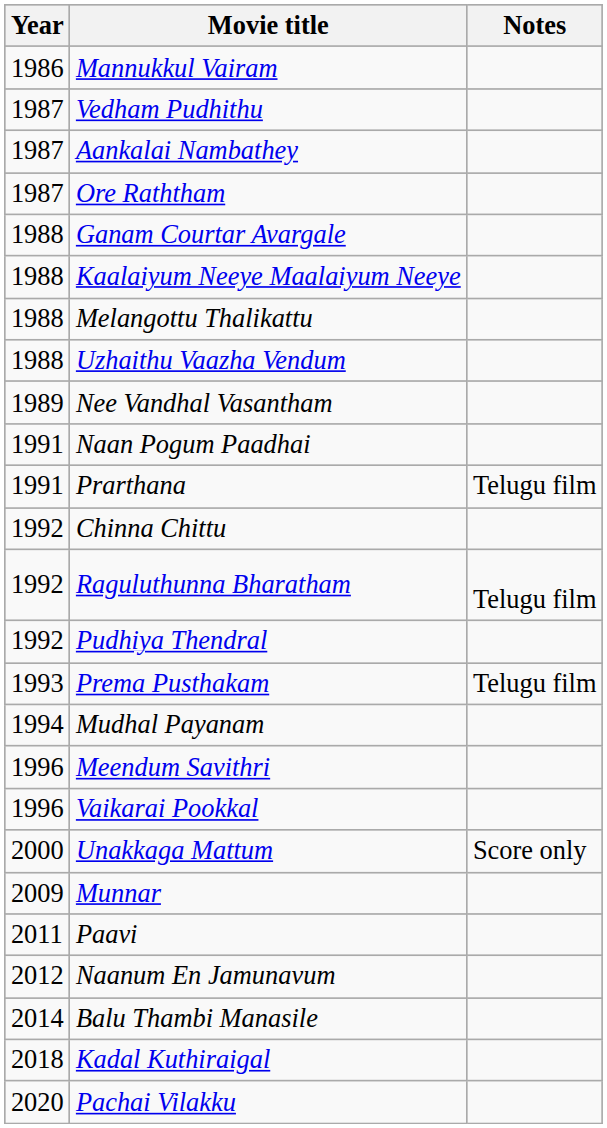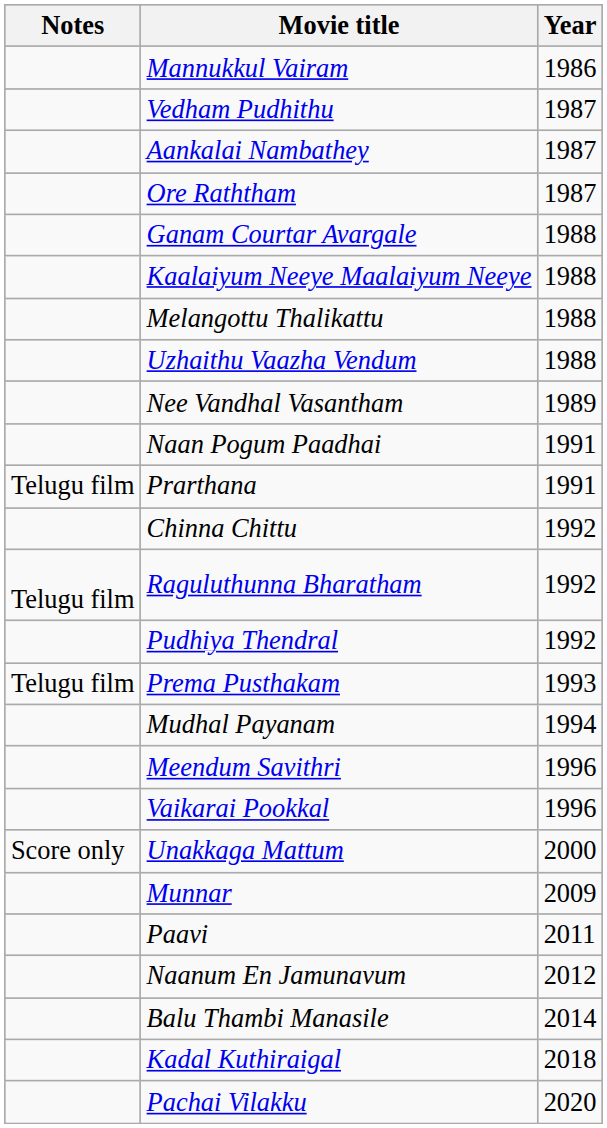columns swapped: (37, 25) <-> (535, 25)
